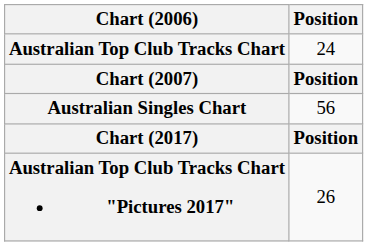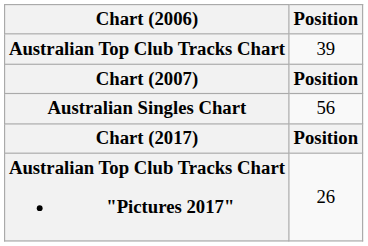(326, 49) 24 -> (326, 49) 39
